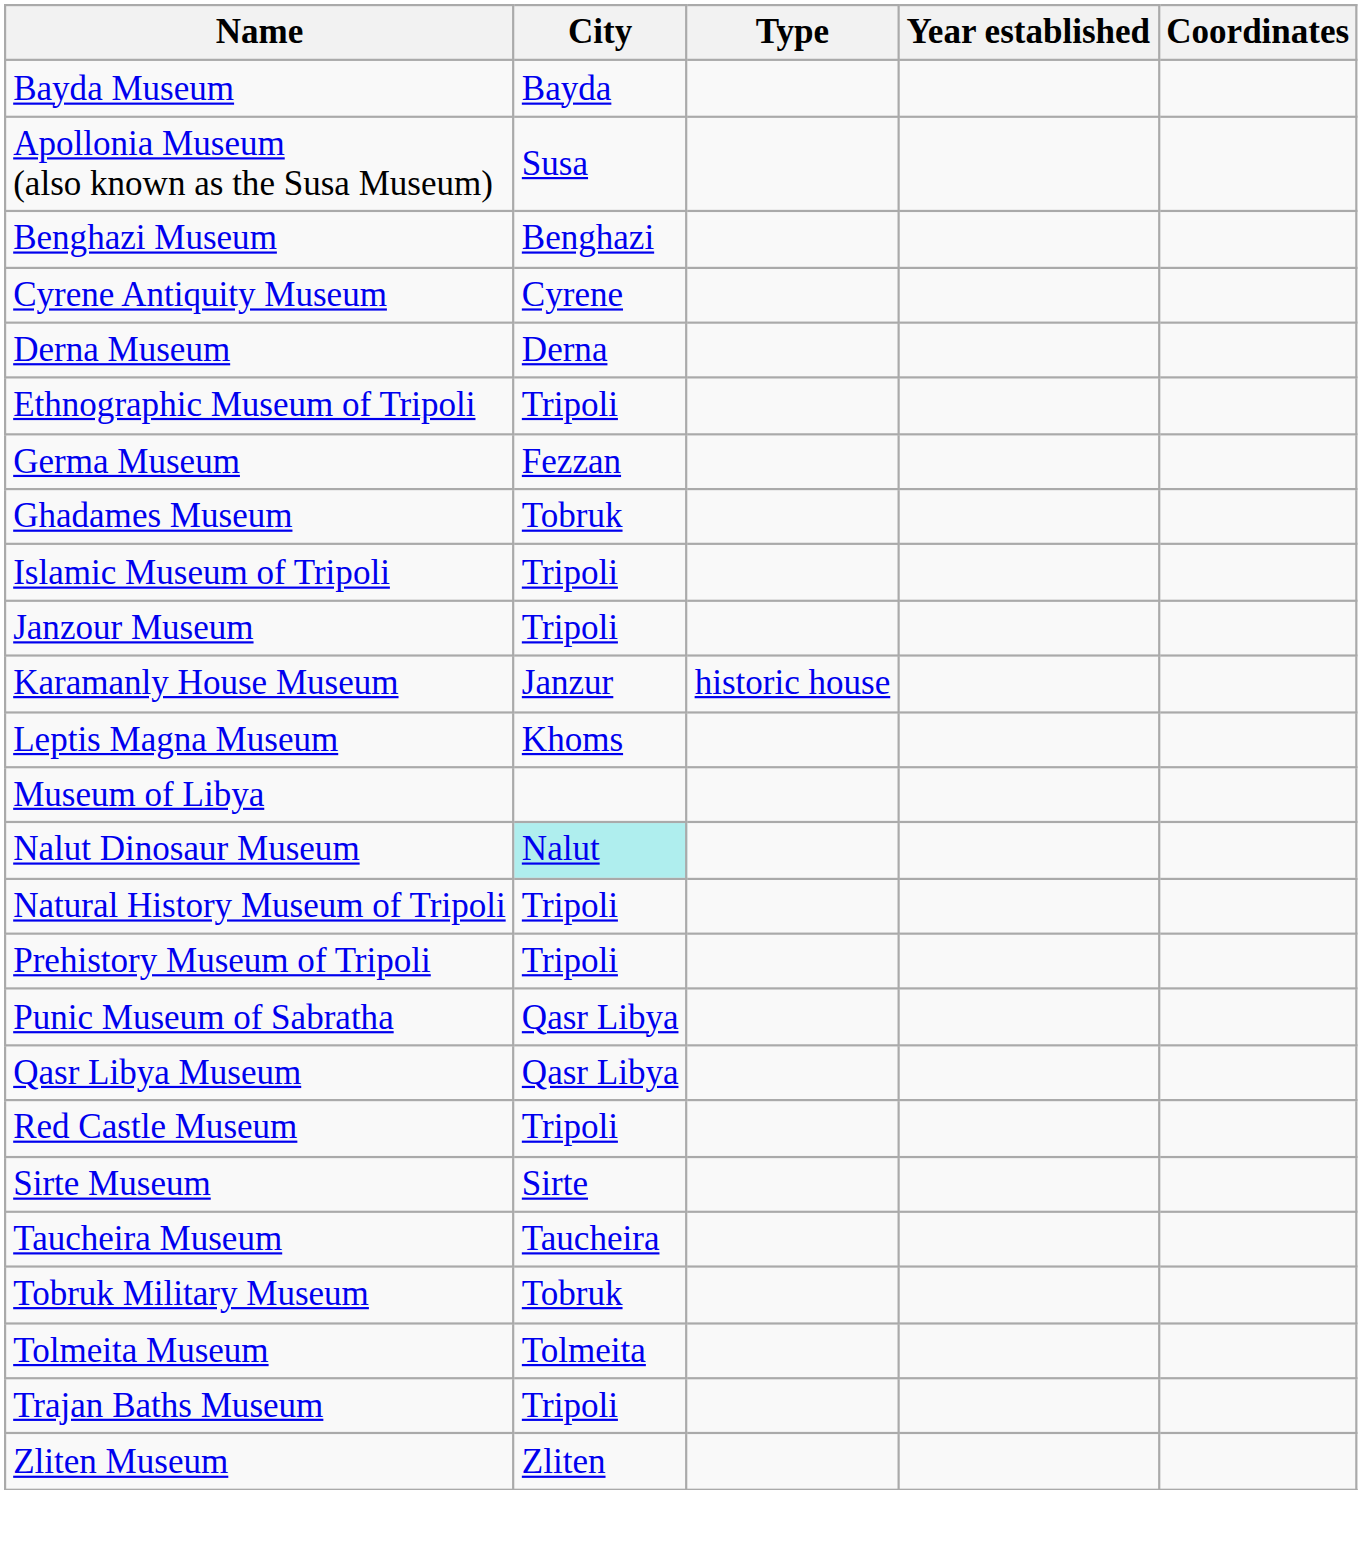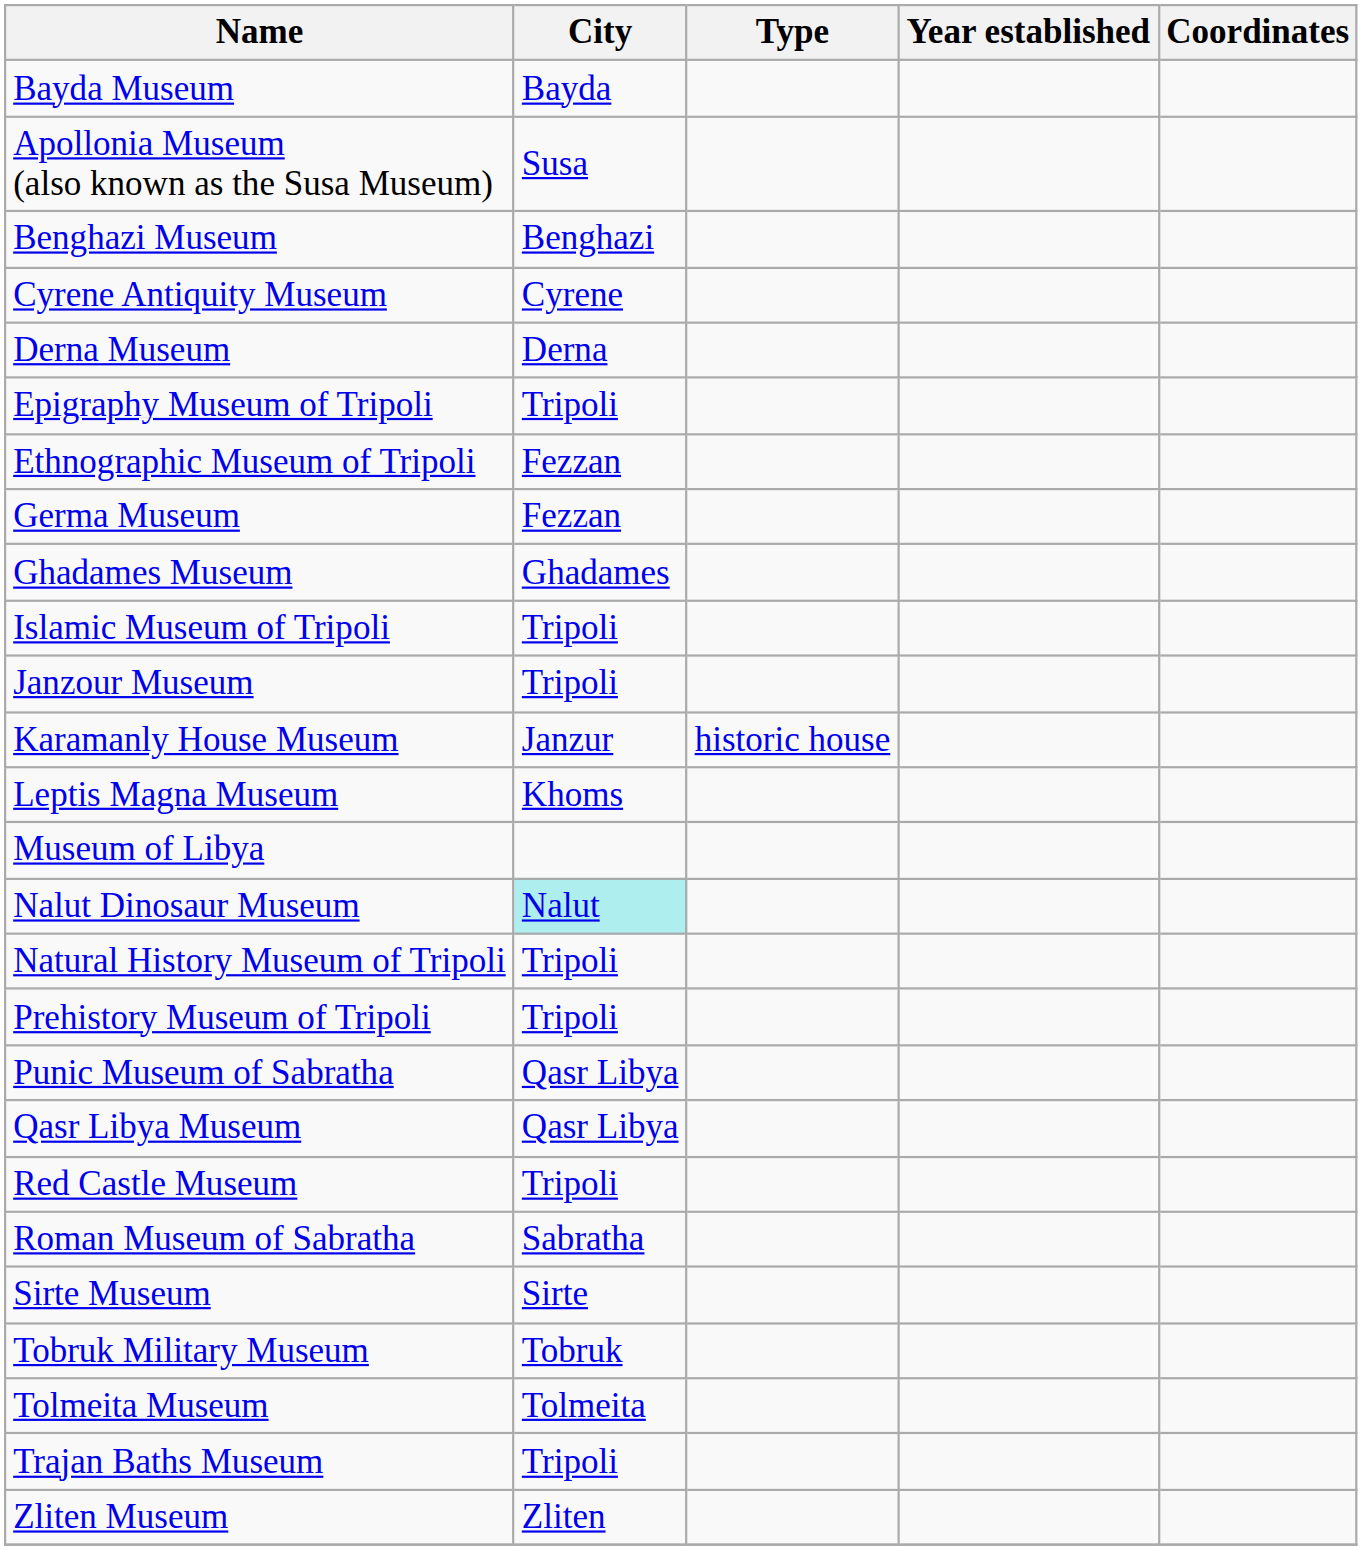+ row: (223, 405)
(570, 405) Tripoli -> (571, 460) Fezzan
(572, 516) Tobruk -> (596, 571) Ghadames
+ row: (214, 1238)
- row: (148, 1238)
